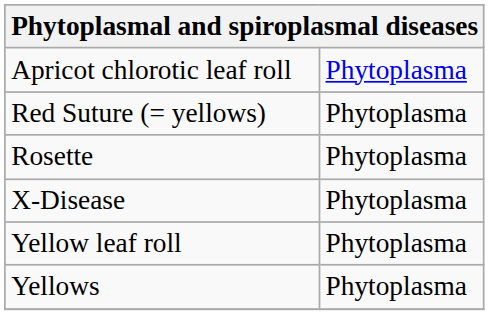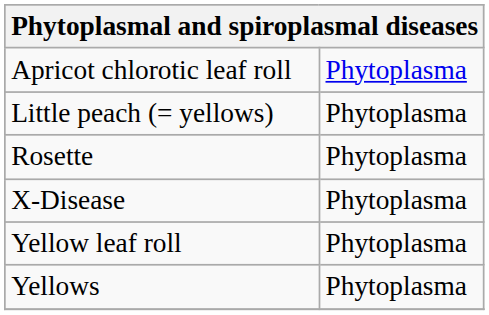+ row: (142, 112)
- row: (139, 112)
